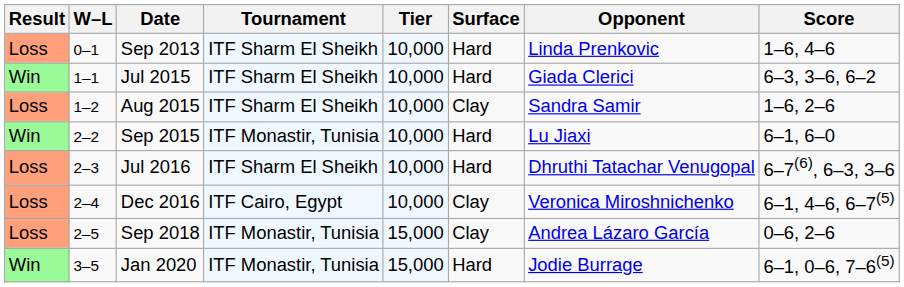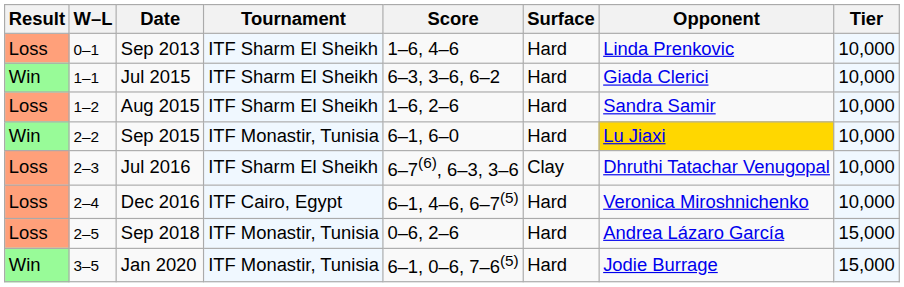columns swapped: (416, 19) <-> (829, 19)
(471, 106) Clay -> (547, 106) Hard
(559, 135) no background -> (634, 135) gold background
(472, 167) Hard -> (546, 167) Clay
(471, 201) Clay -> (547, 201) Hard
(471, 233) Clay -> (547, 233) Hard
